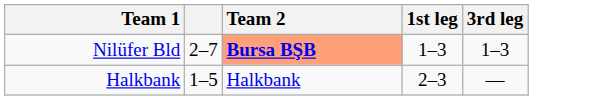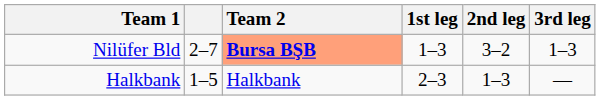+ column: (496, 19)
